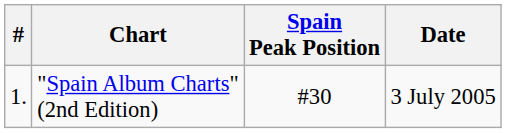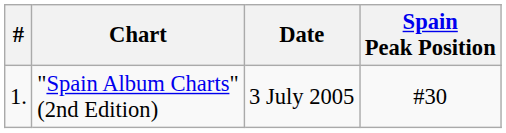columns swapped: (315, 35) <-> (443, 35)
